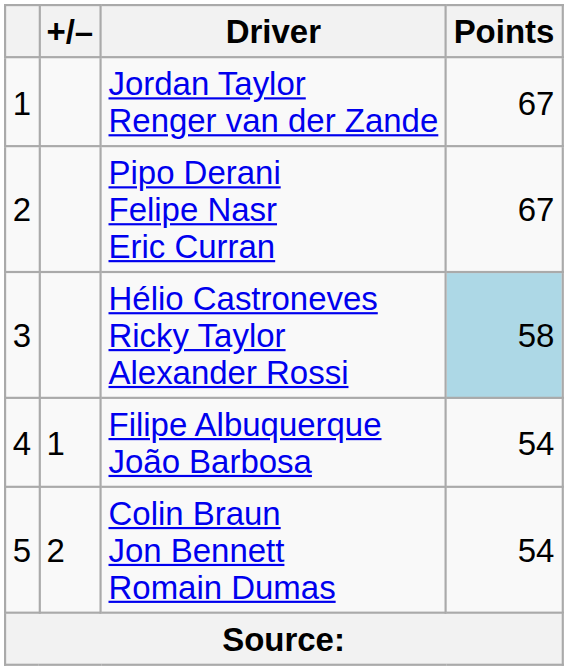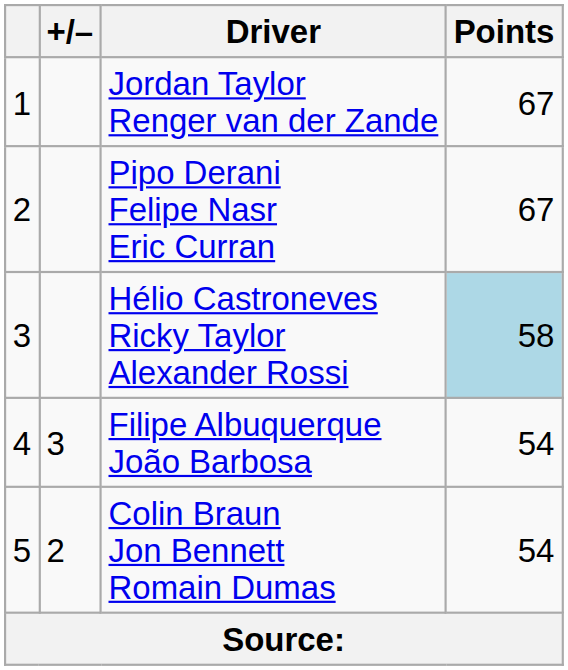(56, 443) 1 -> (56, 443) 3
